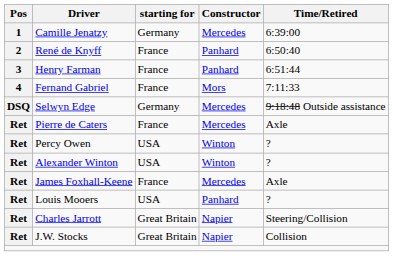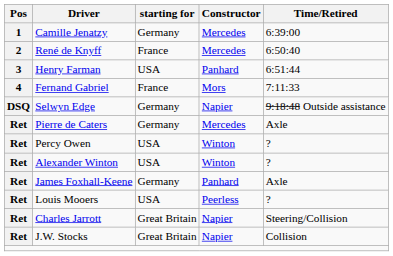(220, 51) Panhard -> (224, 51) Mercedes
(153, 69) France -> (149, 69) USA
(224, 106) Mercedes -> (217, 106) Napier
(153, 125) France -> (159, 125) Germany
(153, 180) France -> (159, 180) Germany
(224, 180) Mercedes -> (220, 180) Panhard
(220, 199) Panhard -> (220, 199) Peerless
